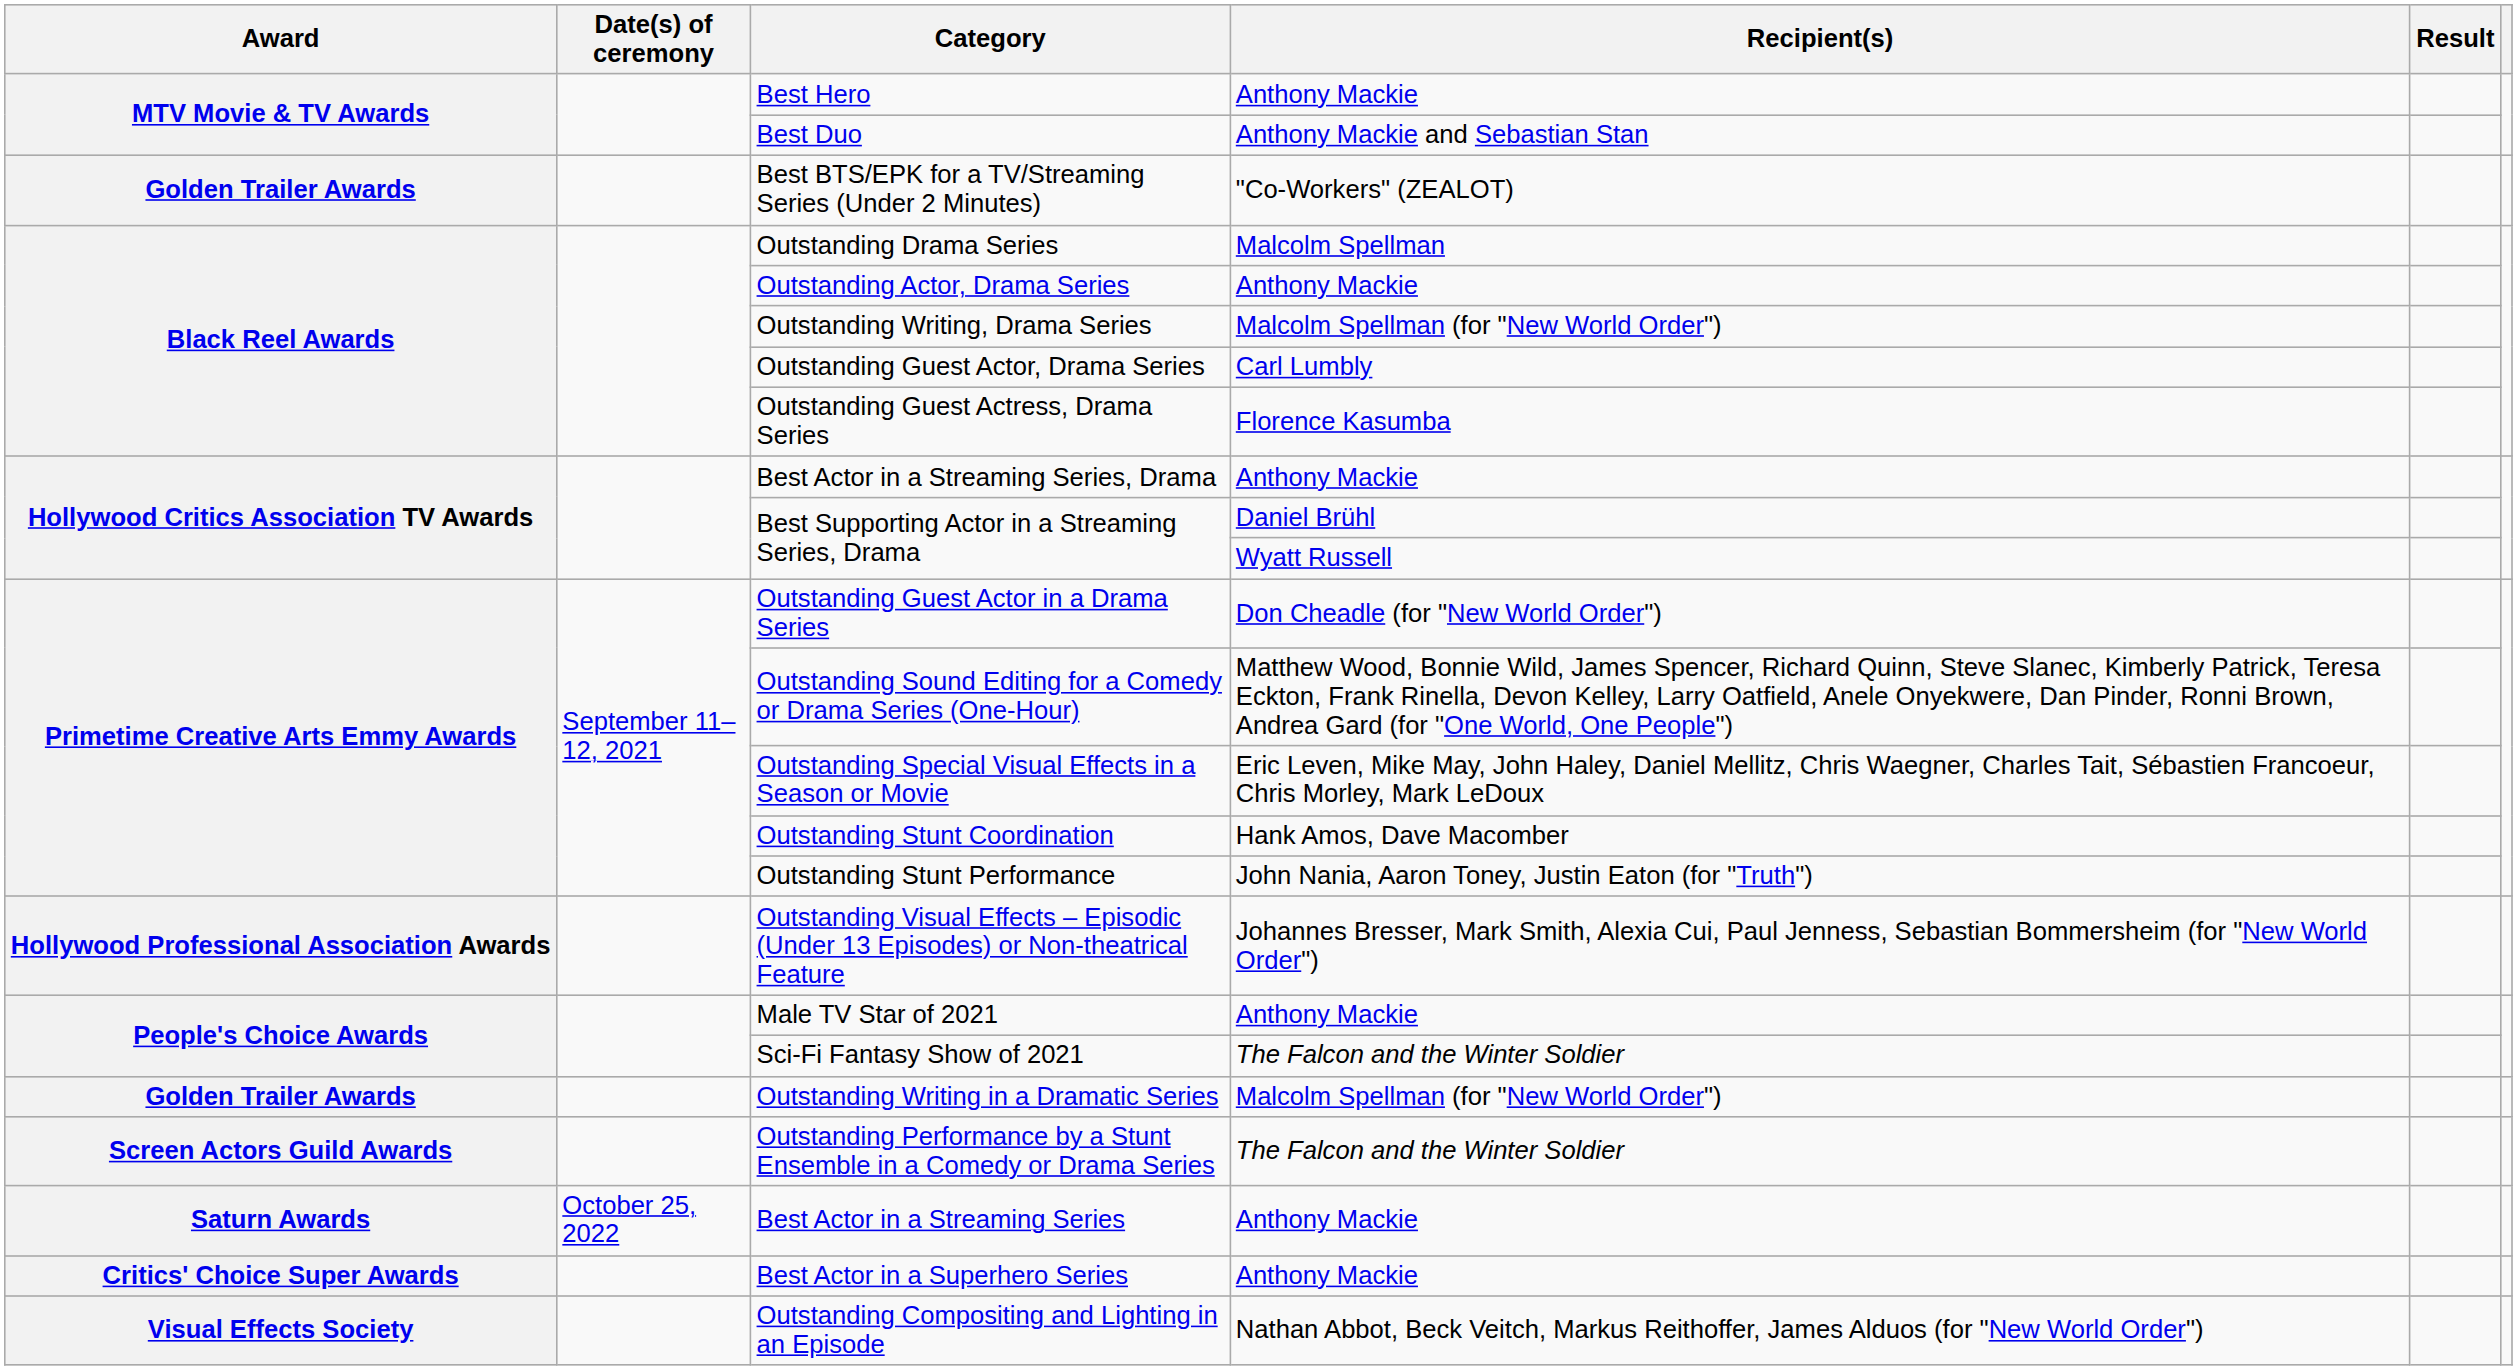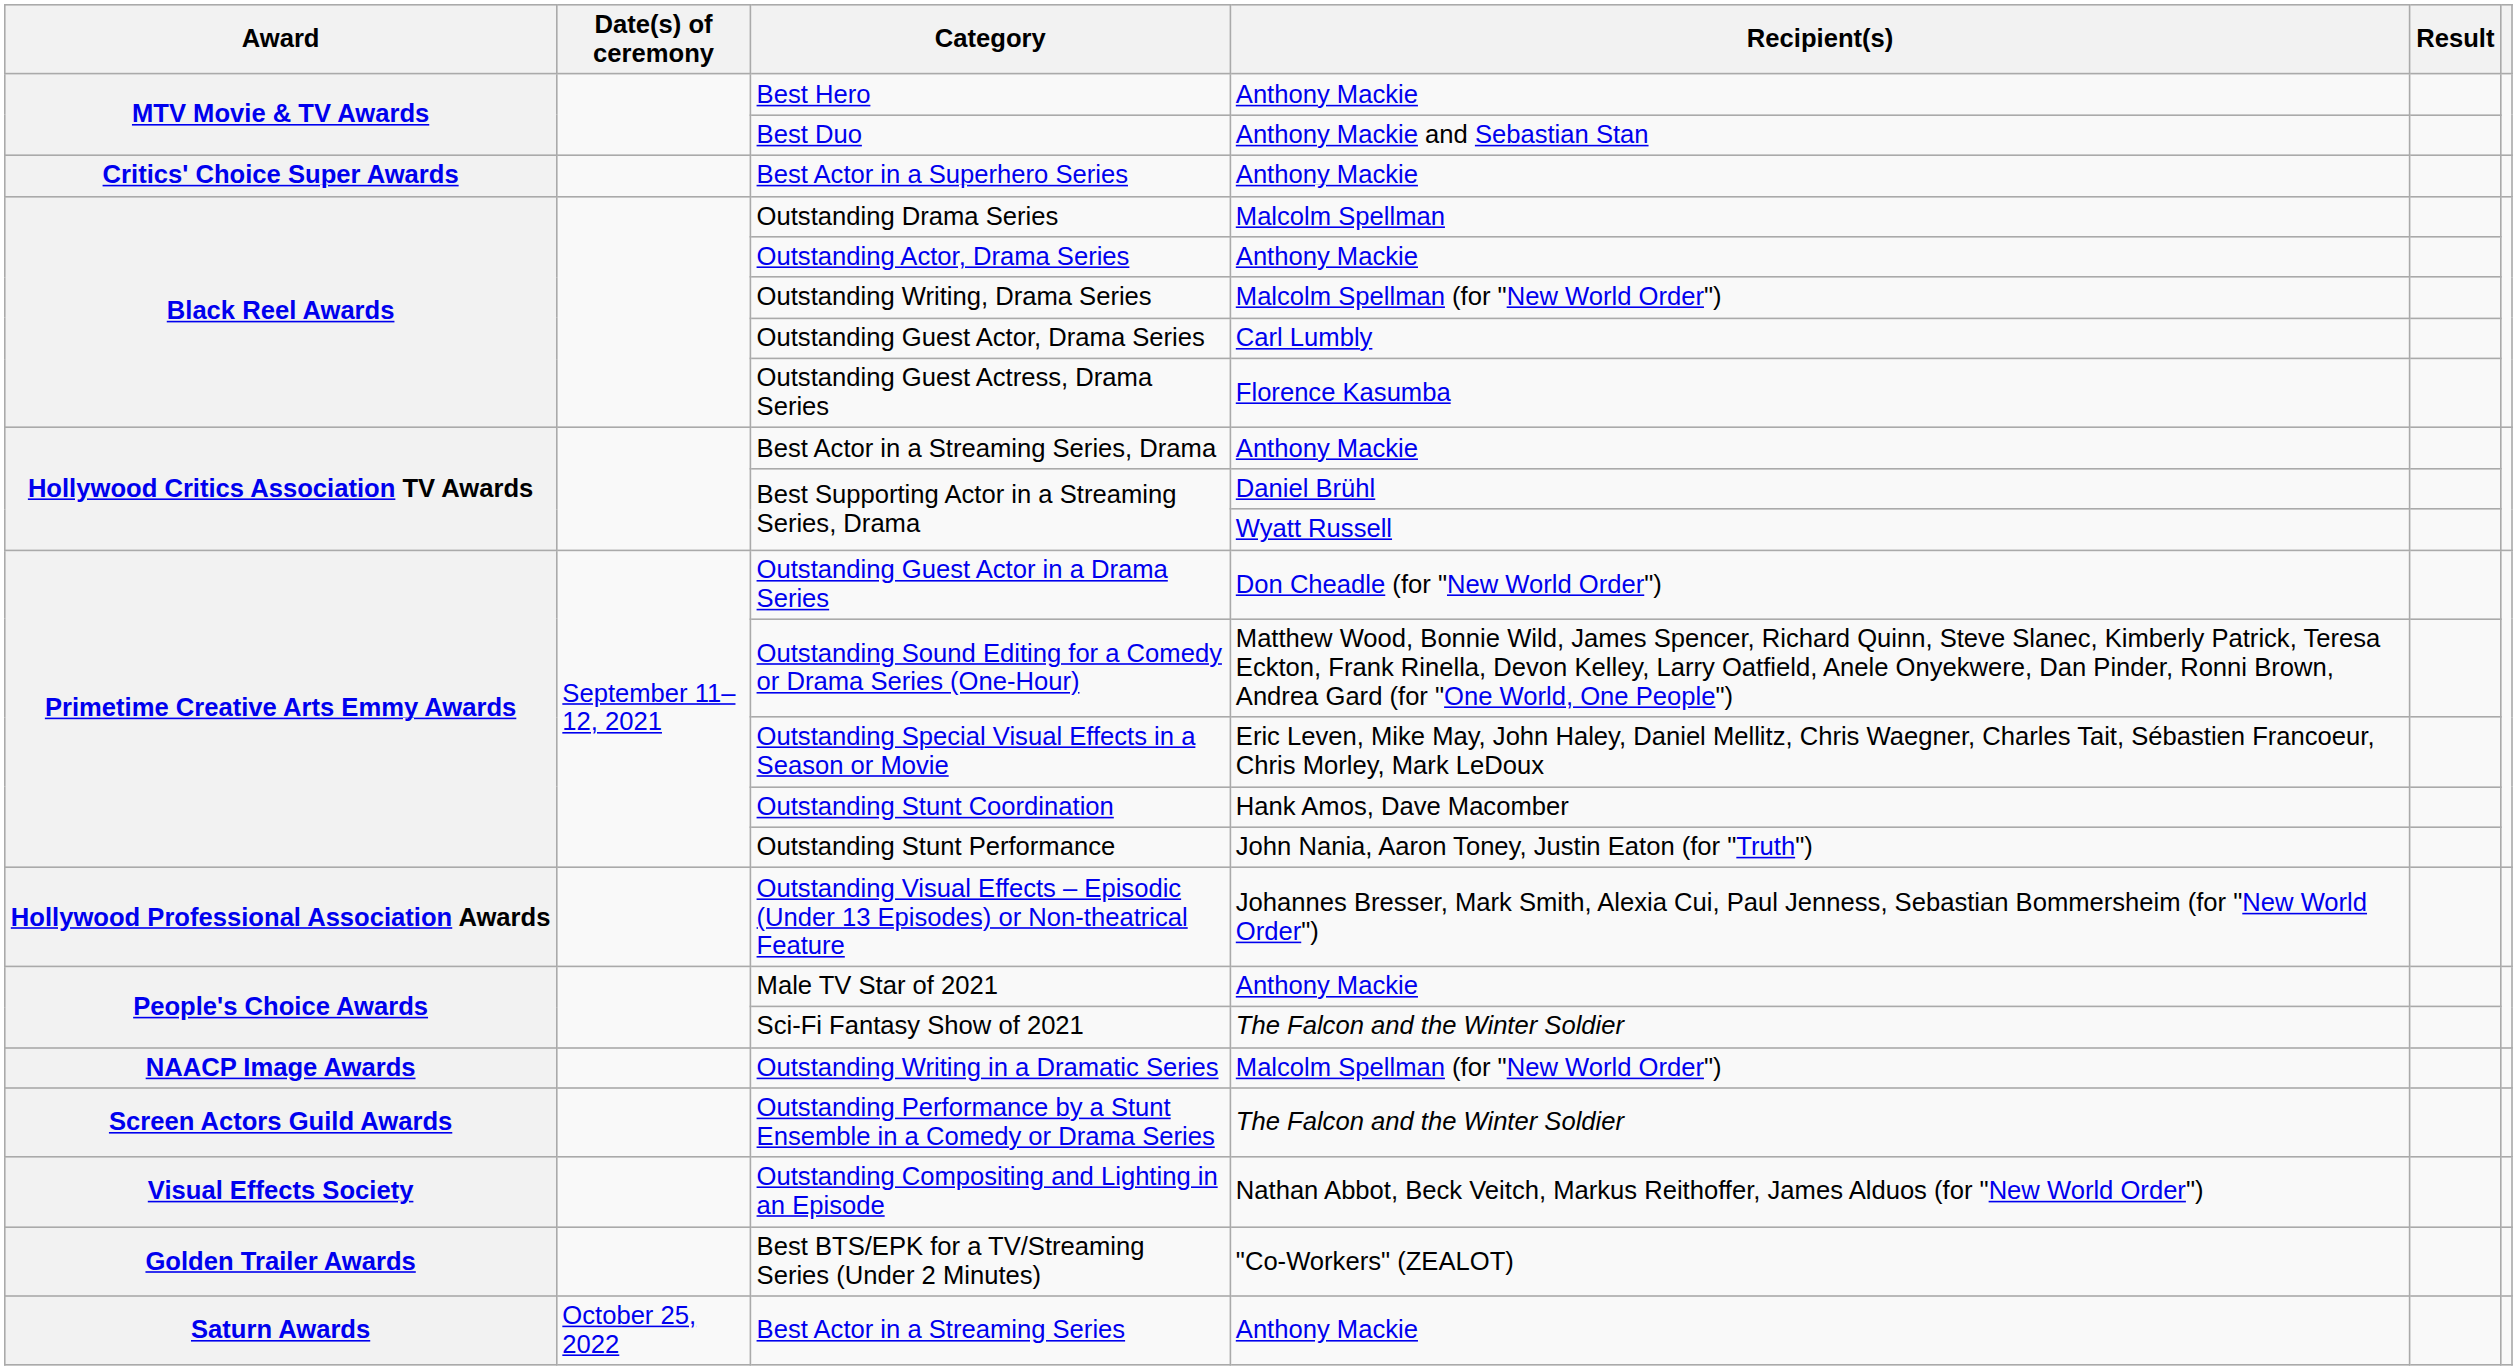rows swapped: (951, 189) <-> (942, 1275)
(281, 1096) Golden Trailer Awards -> (281, 1067) NAACP Image Awards
rows swapped: (987, 1330) <-> (941, 1220)
